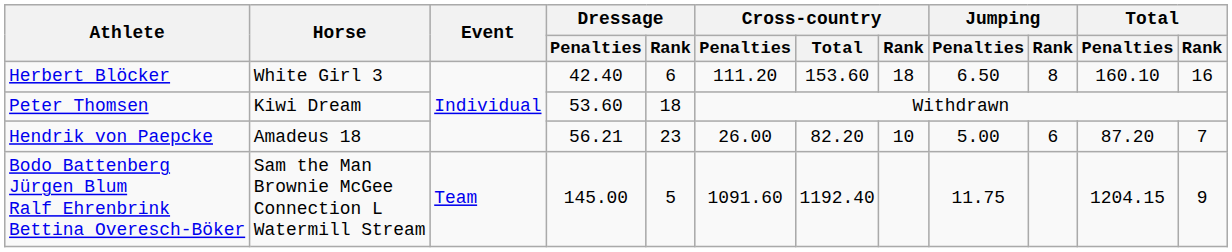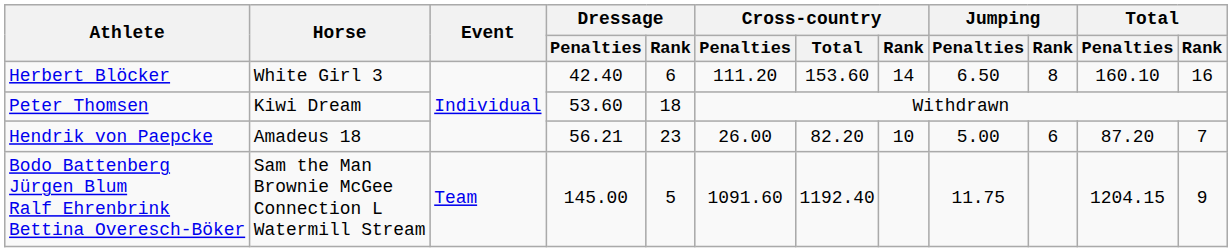(904, 76) 18 -> (904, 76) 14
